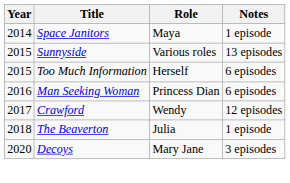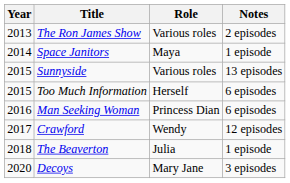+ row: (89, 33)
